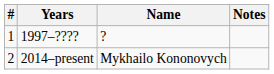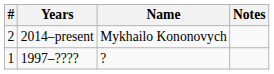rows swapped: (50, 36) <-> (57, 58)
